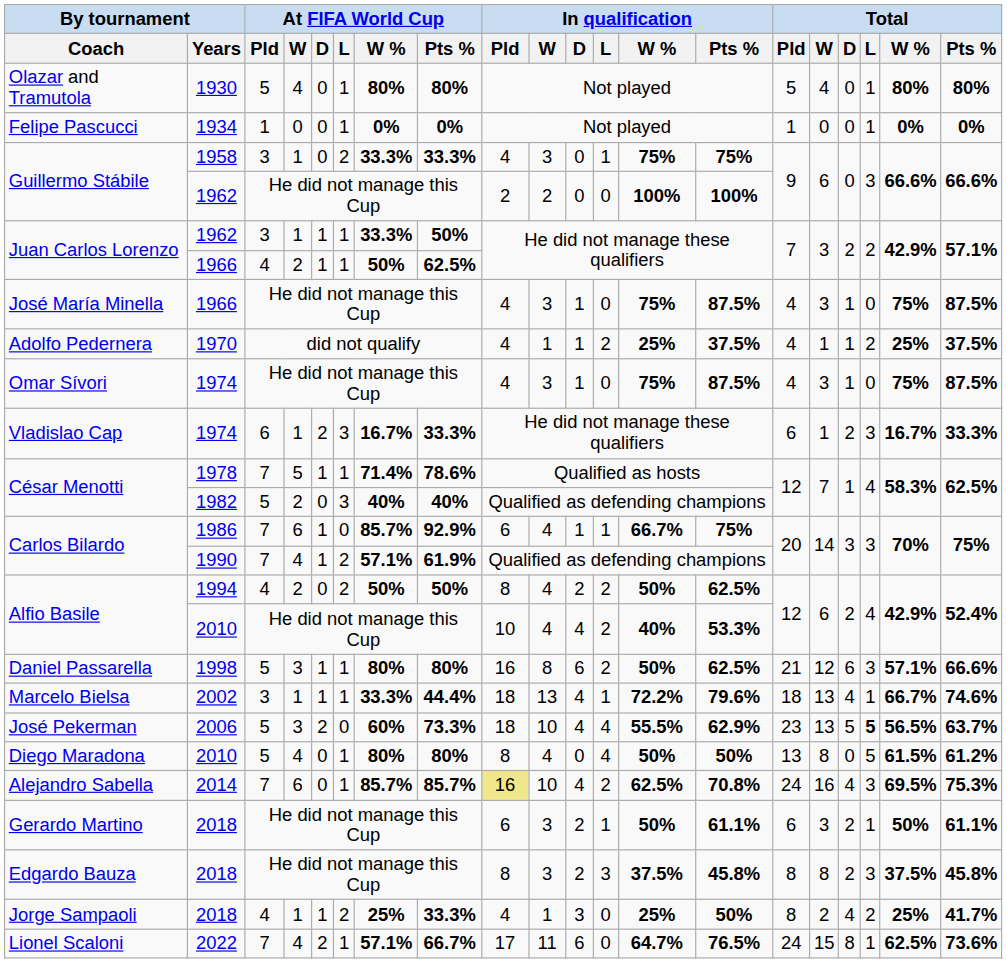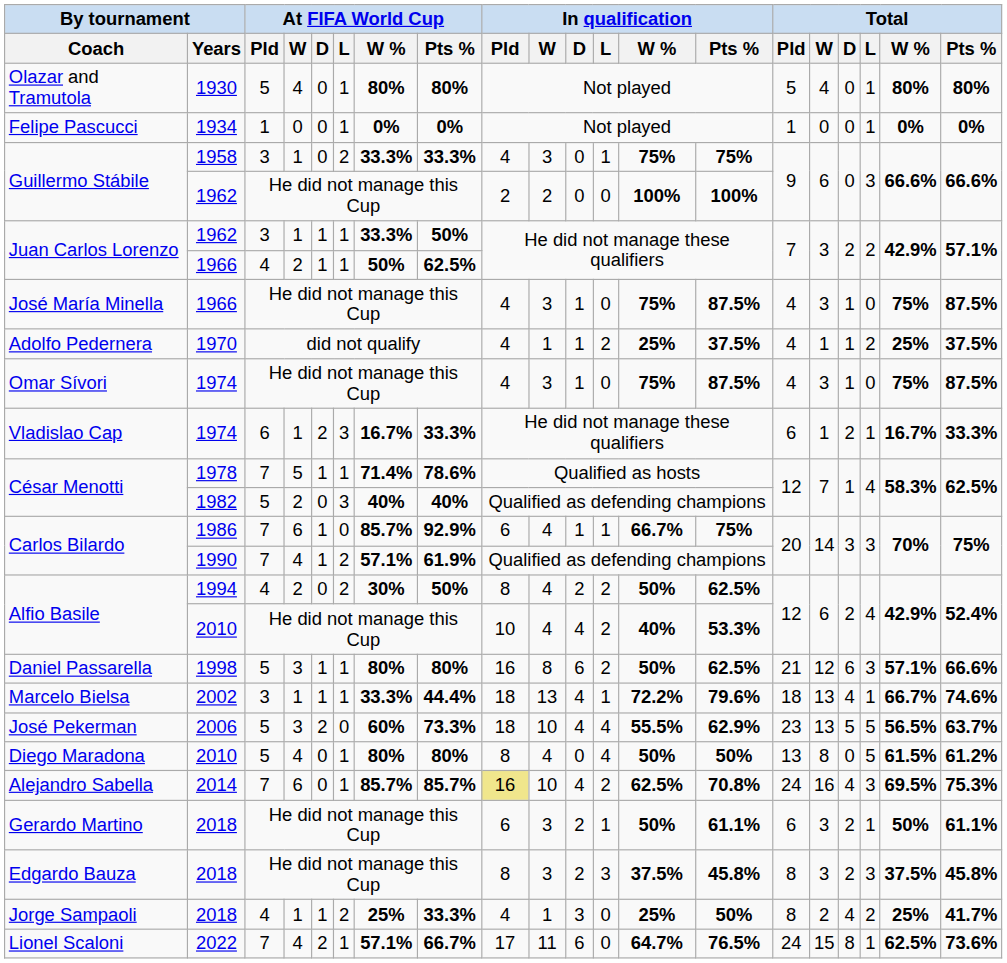(870, 433) 3 -> (870, 433) 1
(386, 589) 50% -> (386, 589) 30%
(870, 726) bold -> (870, 726) normal
(824, 874) 8 -> (824, 874) 3
